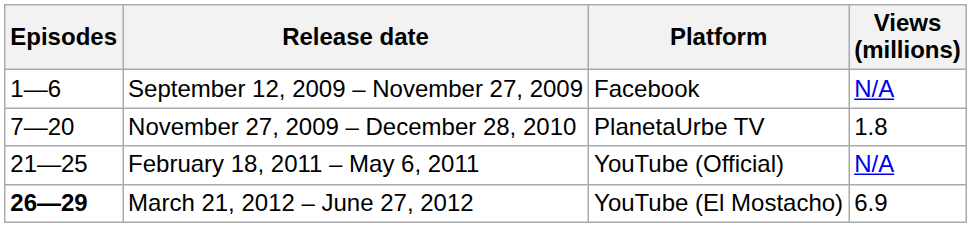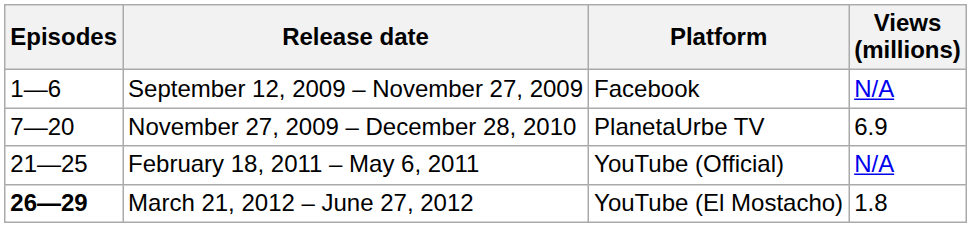(871, 126) 1.8 -> (871, 126) 6.9
(871, 202) 6.9 -> (871, 202) 1.8
